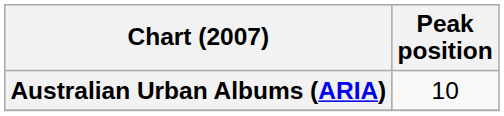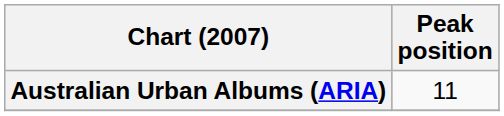(445, 90) 10 -> (445, 90) 11
